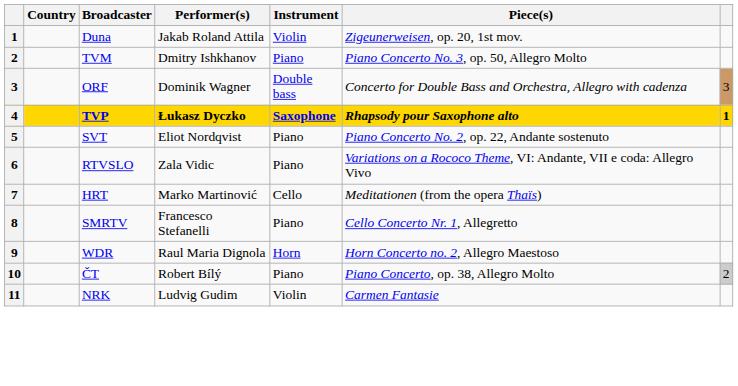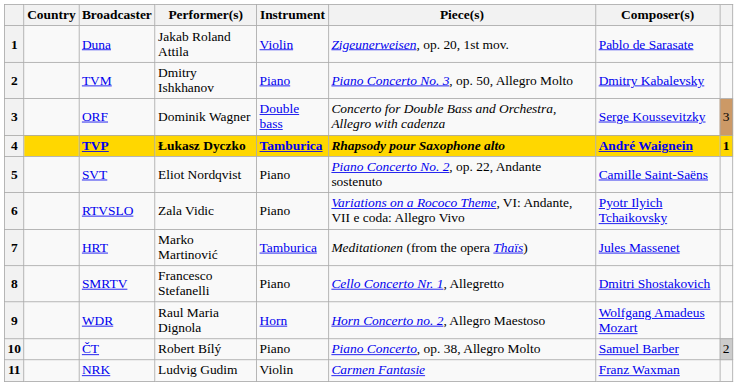+ column: (658, 15)
(304, 115) Saxophone -> (291, 145) Tamburica
(287, 194) Cello -> (288, 247) Tamburica
